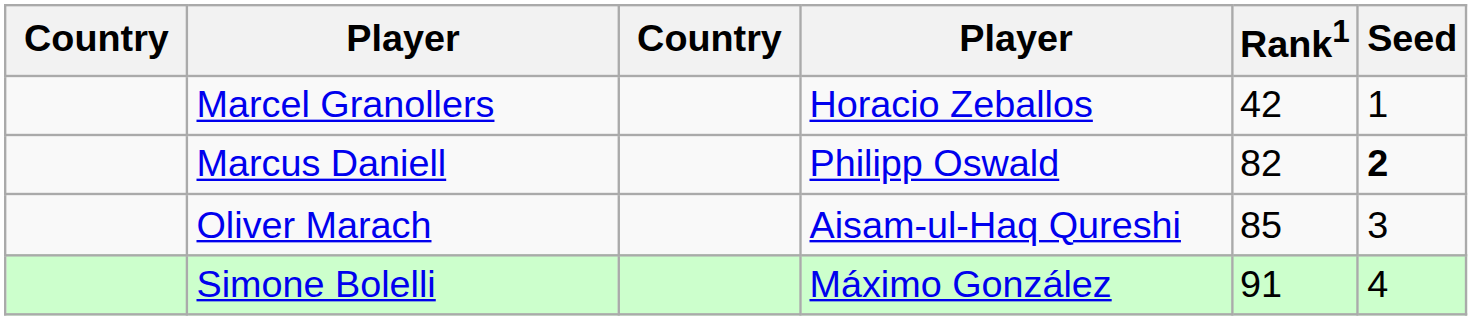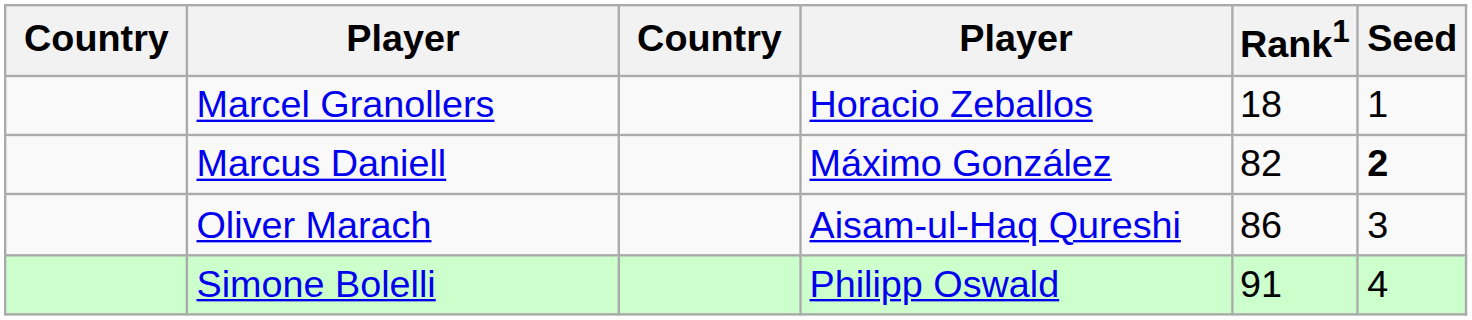(1261, 104) 42 -> (1261, 104) 18
(934, 164) Philipp Oswald -> (961, 164) Máximo González
(1261, 224) 85 -> (1261, 224) 86
(961, 284) Máximo González -> (934, 284) Philipp Oswald
